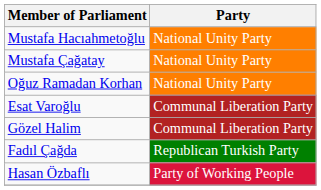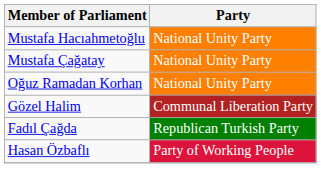- row: (44, 106)
